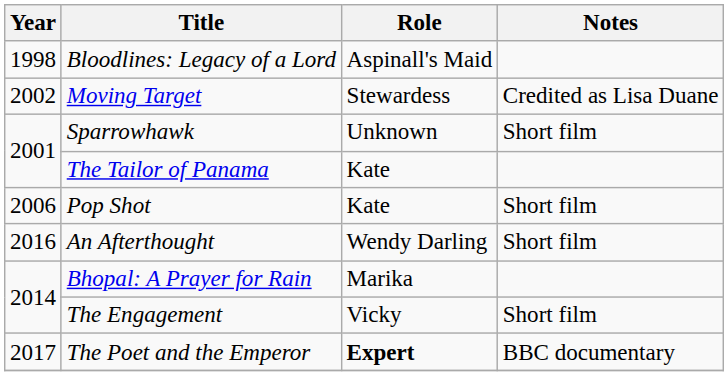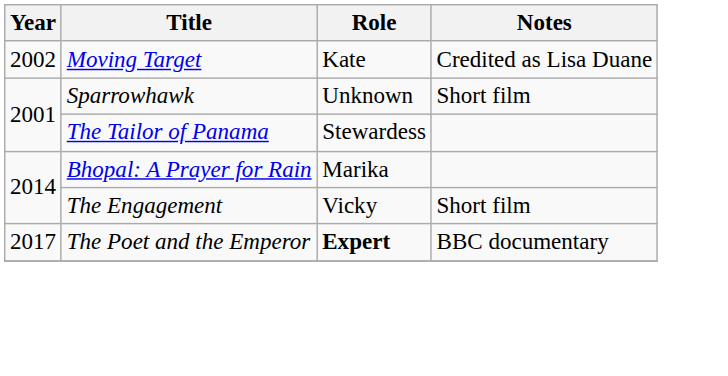- row: (201, 59)
(398, 95) Stewardess -> (344, 59) Kate
(368, 168) Kate -> (374, 132) Stewardess
- row: (109, 205)
- row: (140, 242)
